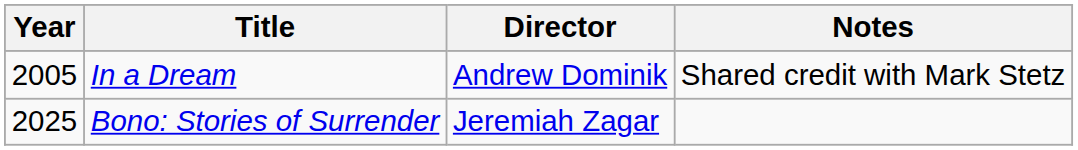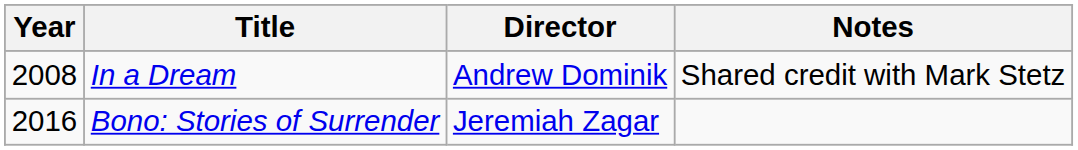(44, 74) 2005 -> (44, 74) 2008
(44, 121) 2025 -> (44, 121) 2016
